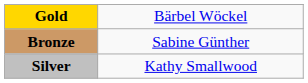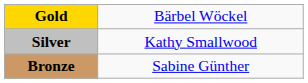rows swapped: (51, 66) <-> (51, 41)
